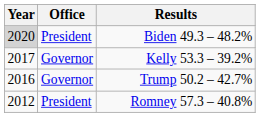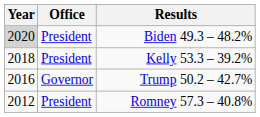(21, 58) 2017 -> (21, 58) 2018
(67, 58) Governor -> (66, 58) President
